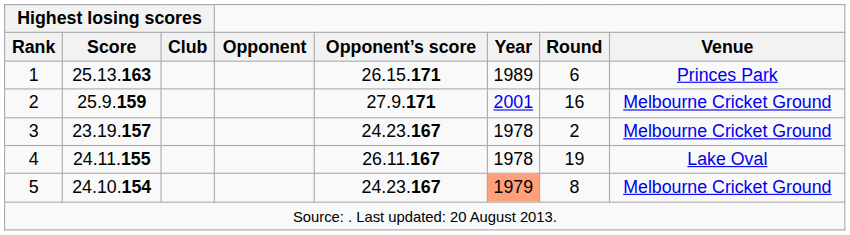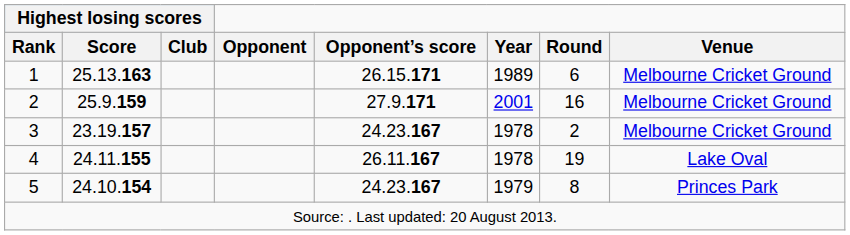(727, 74) Princes Park -> (727, 74) Melbourne Cricket Ground
(513, 187) lightsalmon background -> (513, 187) no background
(727, 187) Melbourne Cricket Ground -> (727, 187) Princes Park
